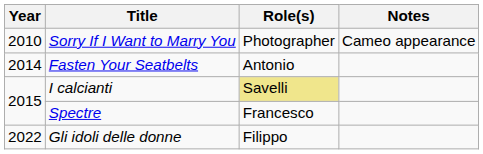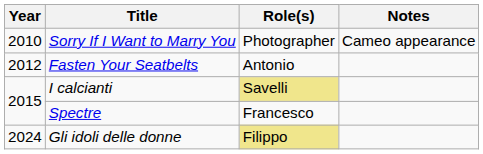(25, 64) 2014 -> (25, 64) 2012
(25, 137) 2022 -> (25, 137) 2024
(265, 137) no background -> (265, 137) khaki background
